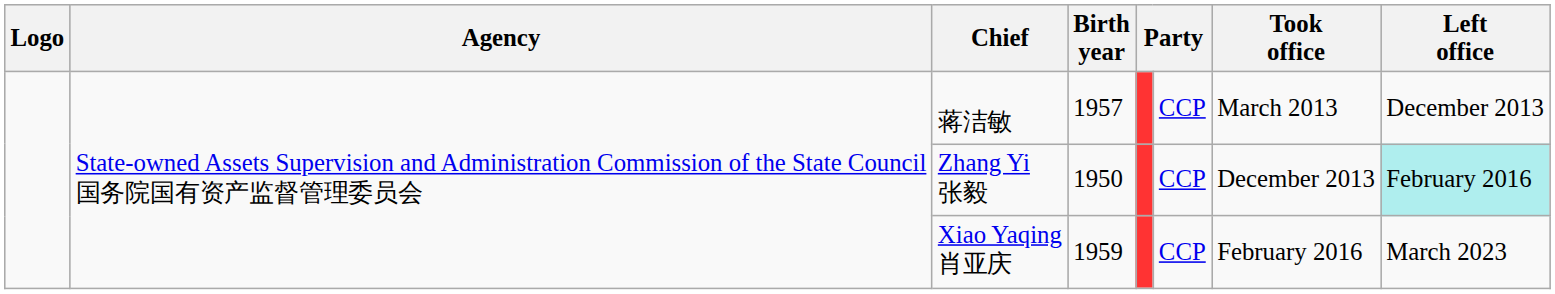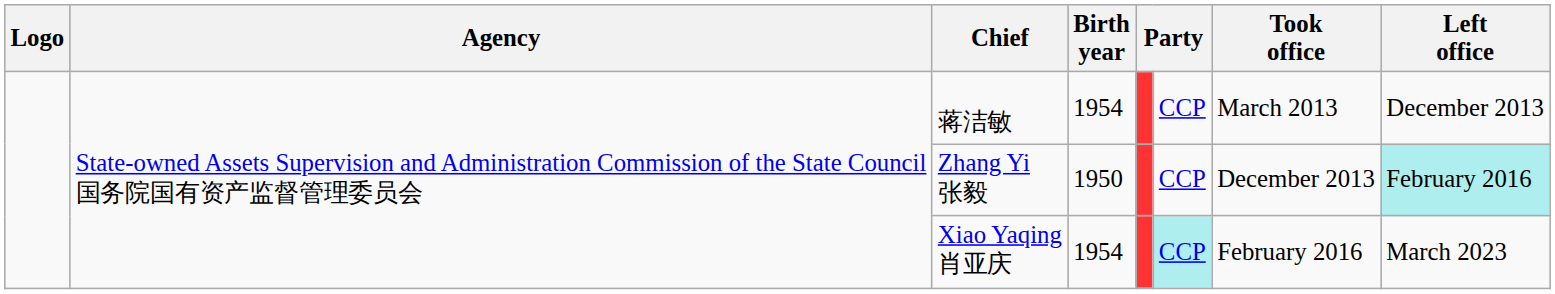(1098, 107) 1957 -> (1098, 107) 1954
(1098, 251) 1959 -> (1098, 251) 1954
(1182, 251) no background -> (1182, 251) paleturquoise background
